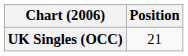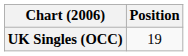(154, 39) 21 -> (154, 39) 19
